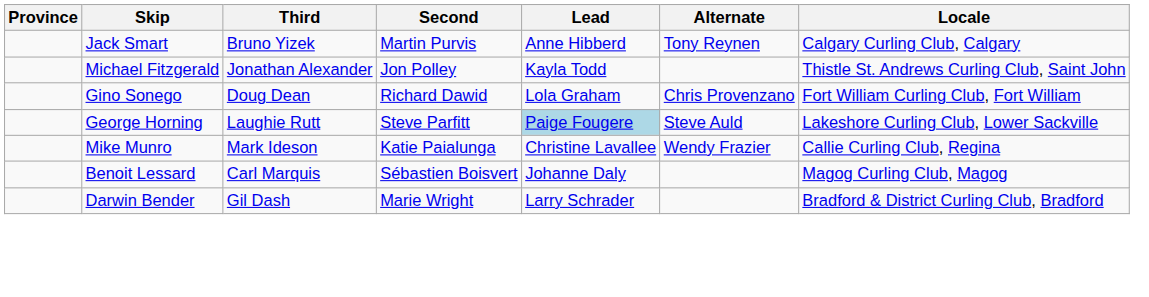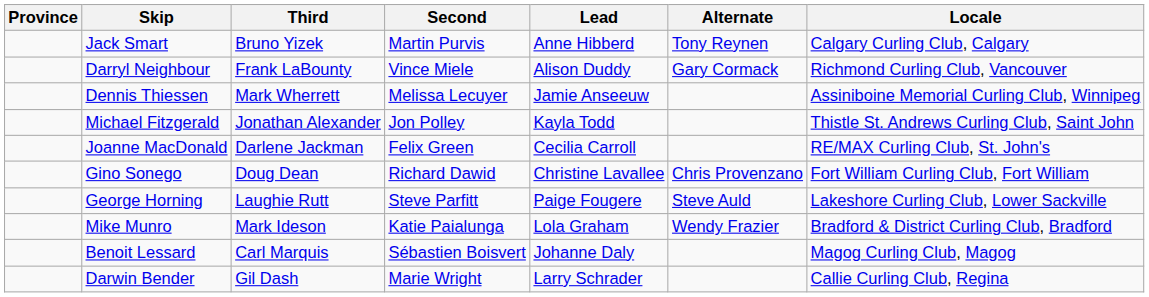+ row: (148, 69)
+ row: (147, 95)
+ row: (157, 148)
(573, 95) Lola Graham -> (599, 174) Christine Lavallee
(579, 122) lightblue background -> (587, 200) no background
(591, 148) Christine Lavallee -> (581, 226) Lola Graham
(901, 148) Callie Curling Club, Regina -> (961, 226) Bradford & District Curling Club, Bradford
(953, 200) Bradford & District Curling Club, Bradford -> (910, 278) Callie Curling Club, Regina
